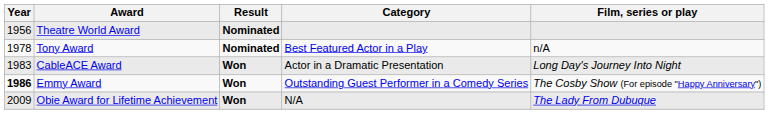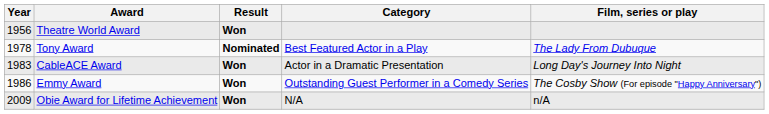(251, 30) Nominated -> (234, 30) Won
(542, 48) n/A -> (595, 48) The Lady From Dubuque
(19, 83) bold -> (19, 83) normal
(595, 100) The Lady From Dubuque -> (542, 100) n/A
